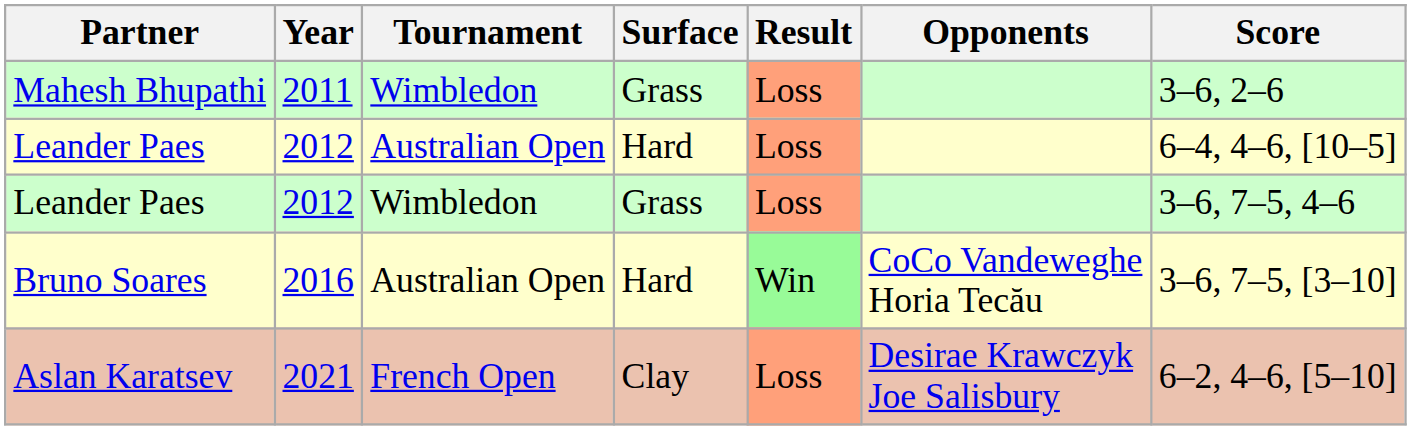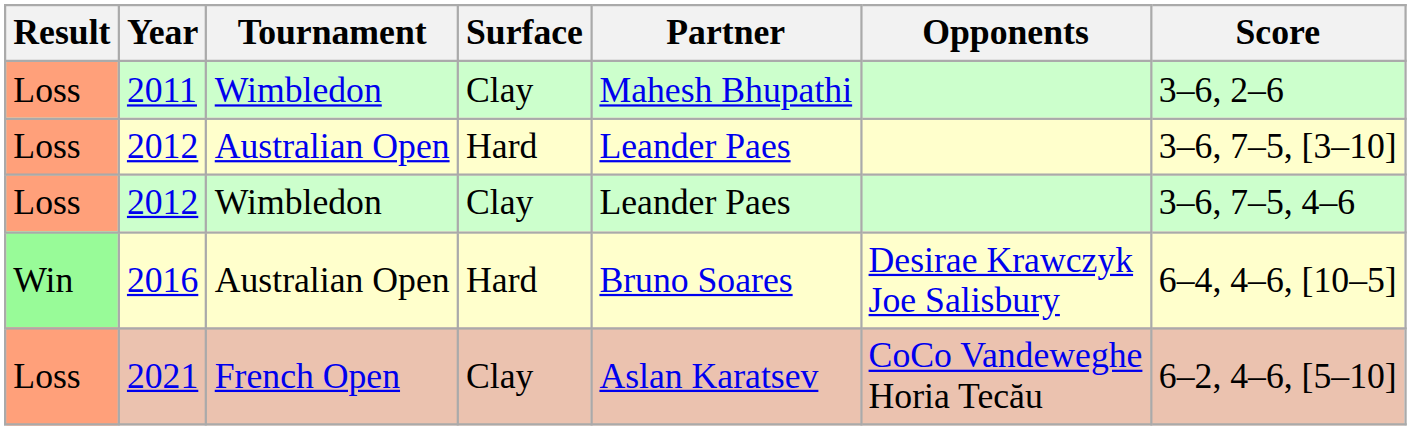columns swapped: (804, 32) <-> (140, 32)
(662, 89) Grass -> (500, 89) Clay
(1278, 145) 6–4, 4–6, [10–5] -> (1278, 145) 3–6, 7–5, [3–10]
(662, 202) Grass -> (500, 202) Clay
(1005, 279) CoCo Vandeweghe Horia Tecău -> (1001, 279) Desirae Krawczyk Joe Salisbury
(1278, 279) 3–6, 7–5, [3–10] -> (1278, 279) 6–4, 4–6, [10–5]
(1001, 375) Desirae Krawczyk Joe Salisbury -> (1005, 375) CoCo Vandeweghe Horia Tecău
